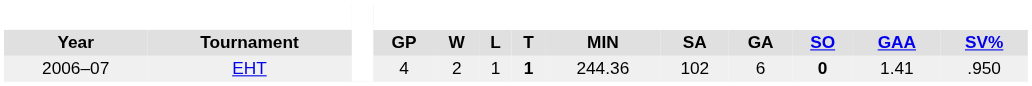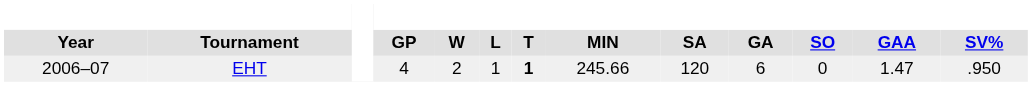(603, 68) 244.36 -> (603, 68) 245.66
(695, 68) 102 -> (695, 68) 120
(823, 68) bold -> (823, 68) normal
(897, 68) 1.41 -> (897, 68) 1.47
